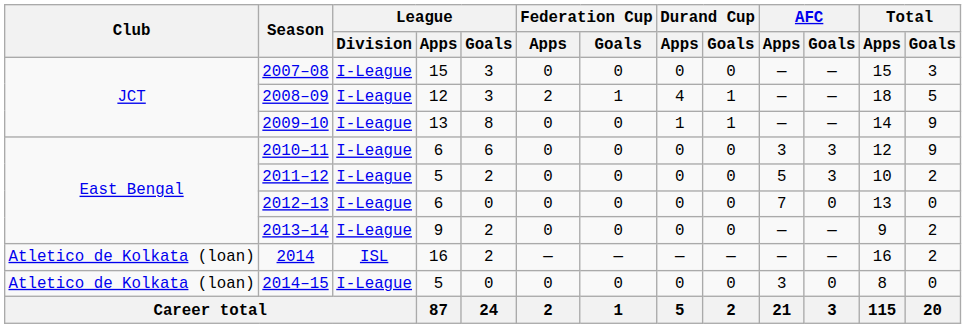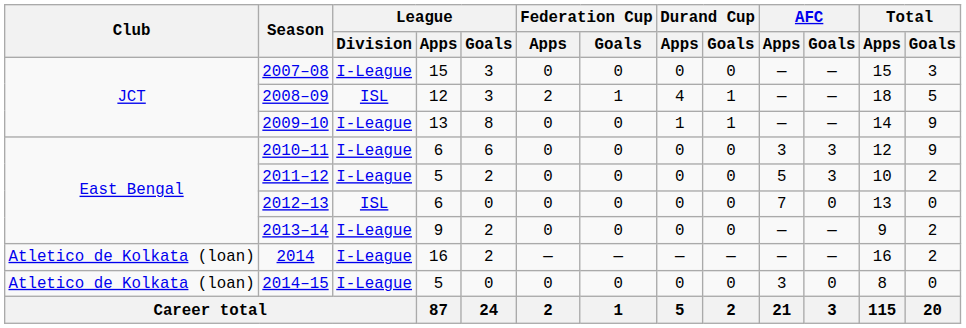(374, 97) I-League -> (374, 97) ISL
(374, 203) I-League -> (374, 203) ISL
(374, 256) ISL -> (374, 256) I-League
